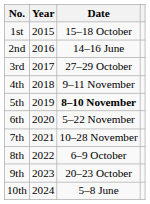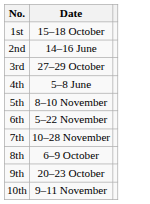- column: (43, 13)
(99, 84) 9–11 November -> (71, 84) 5–8 June
(99, 102) bold -> (71, 102) normal
(99, 191) 5–8 June -> (71, 191) 9–11 November
